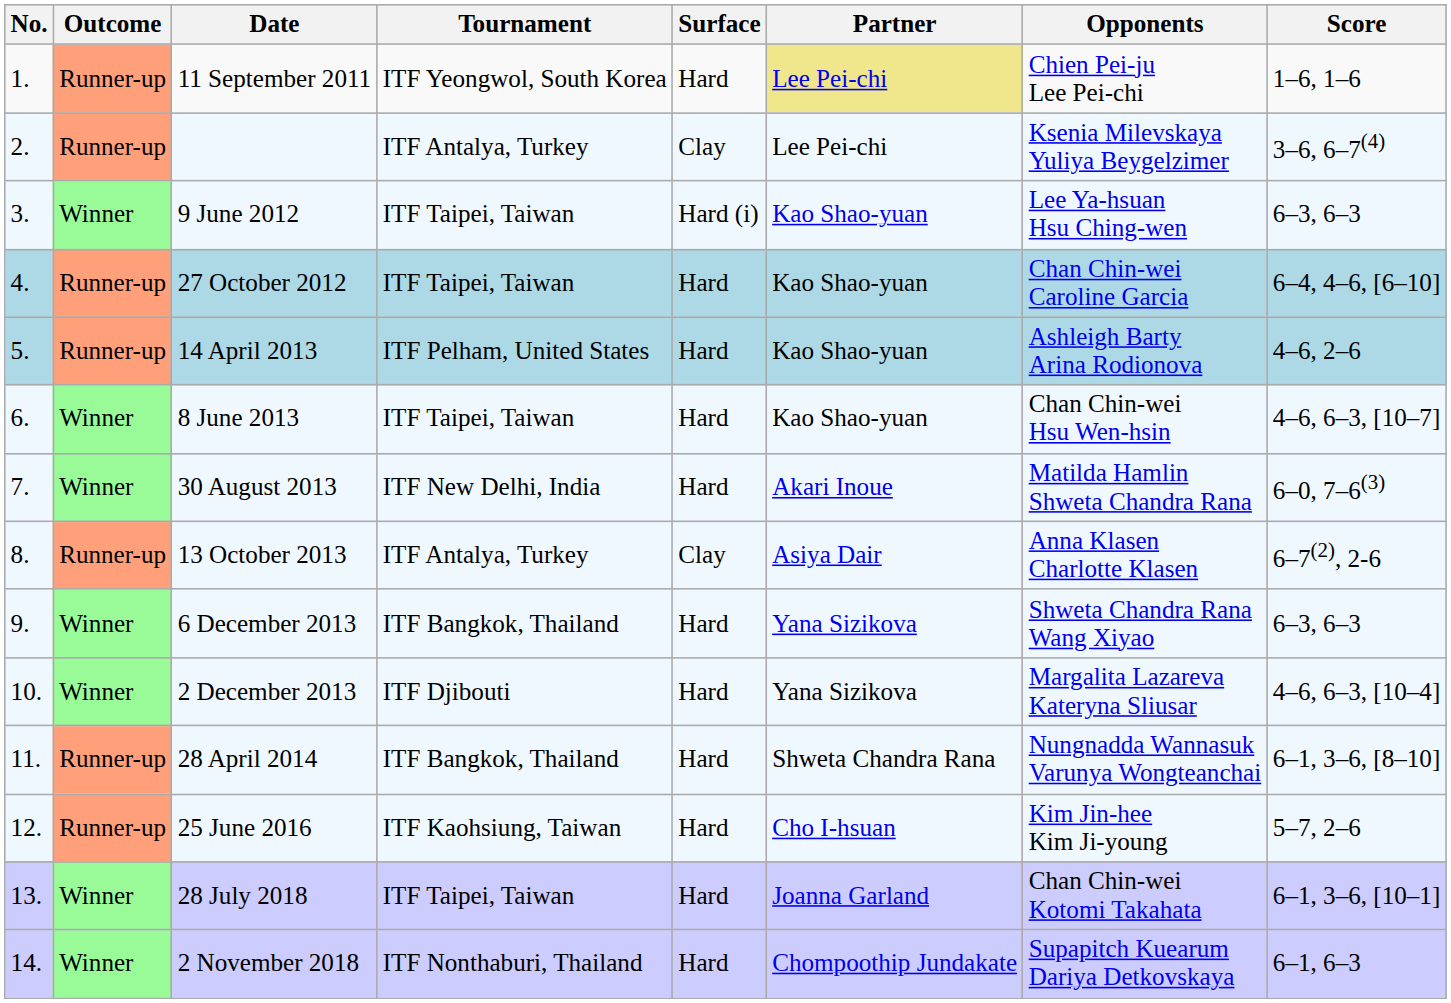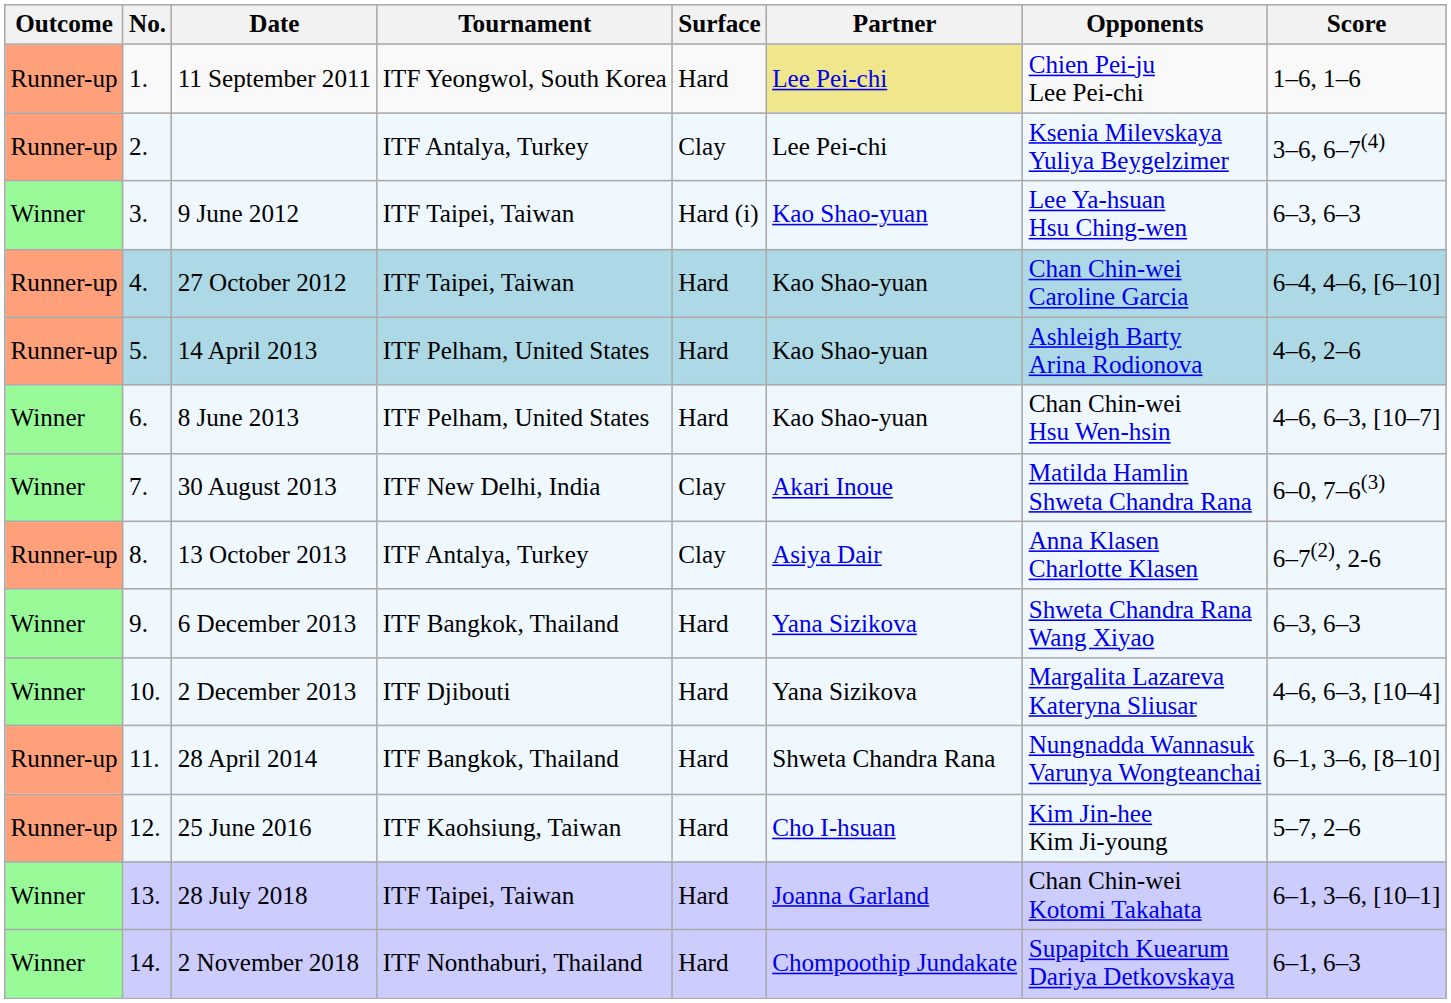columns swapped: (113, 24) <-> (29, 24)
(479, 418) ITF Taipei, Taiwan -> (516, 418) ITF Pelham, United States
(703, 486) Hard -> (702, 486) Clay
